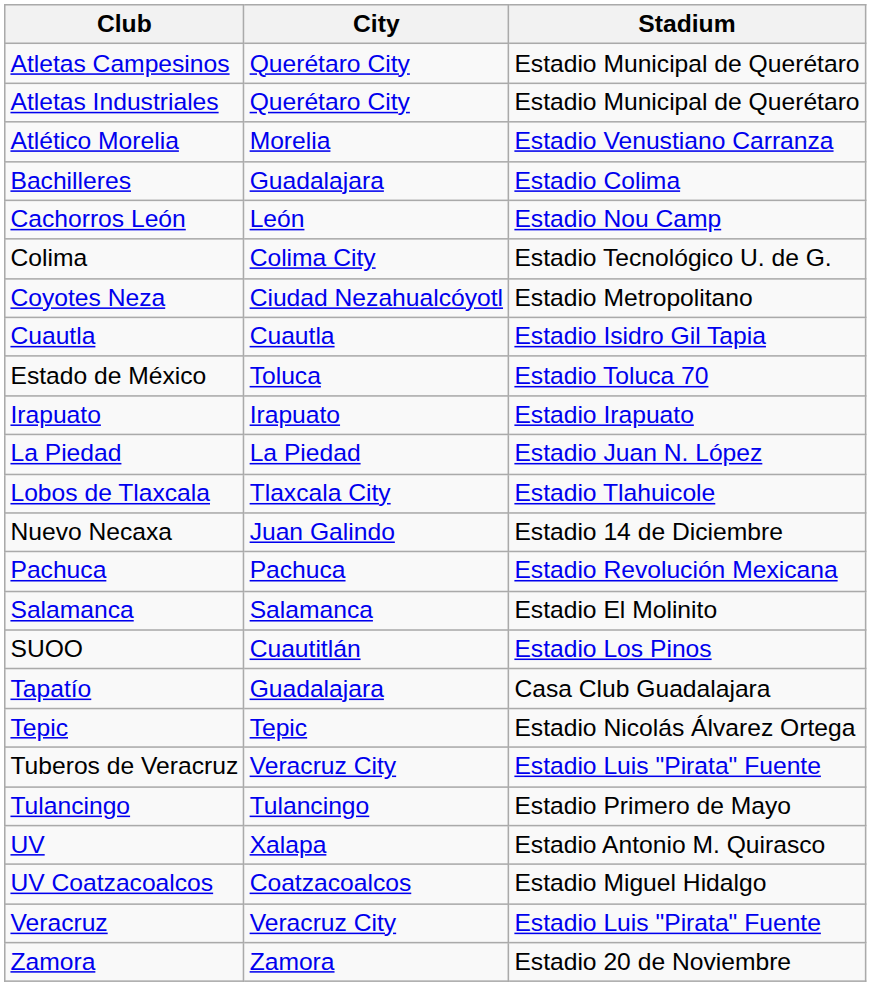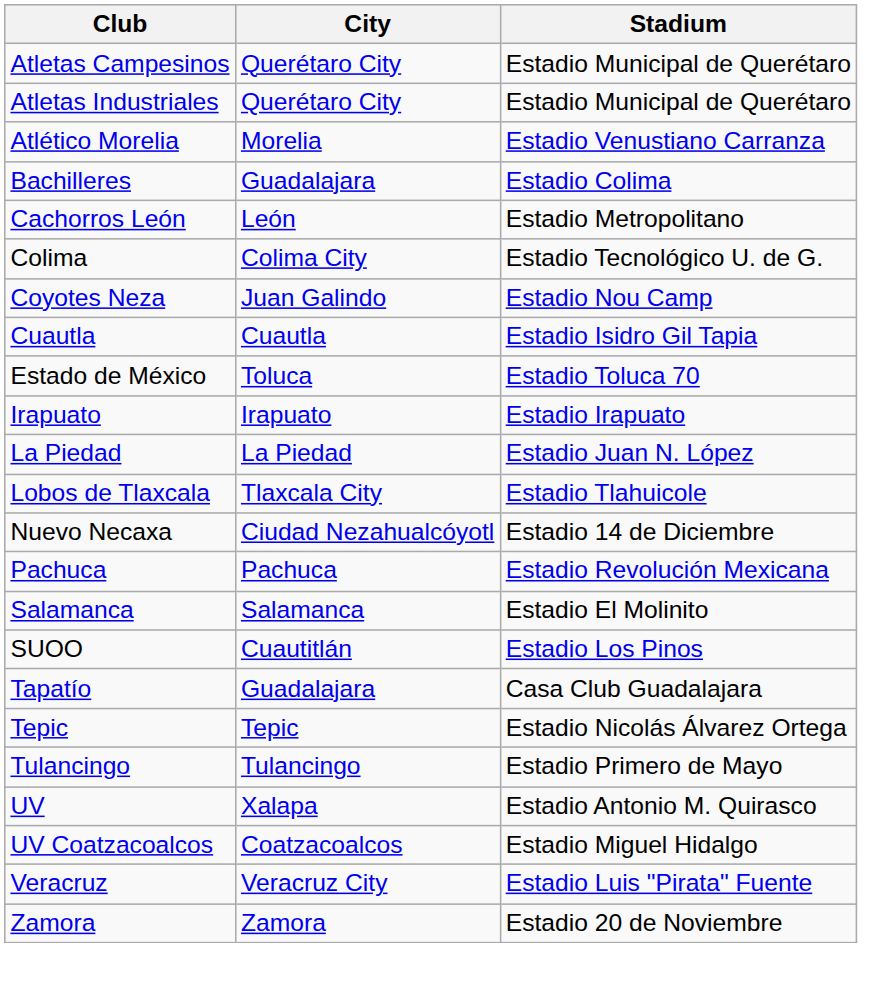(618, 219) Estadio Nou Camp -> (625, 219) Estadio Metropolitano
(376, 297) Ciudad Nezahualcóyotl -> (314, 297) Juan Galindo
(634, 297) Estadio Metropolitano -> (609, 297) Estadio Nou Camp
(322, 532) Juan Galindo -> (368, 532) Ciudad Nezahualcóyotl
- row: (124, 766)
